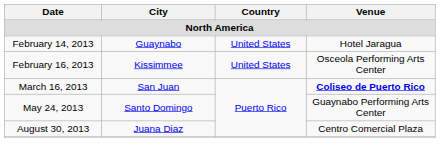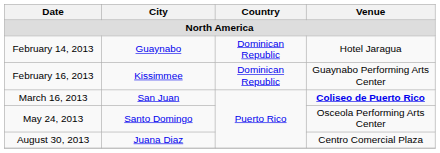(261, 43) United States -> (261, 49) Dominican Republic
(261, 65) United States -> (261, 76) Dominican Republic
(371, 65) Osceola Performing Arts Center -> (371, 76) Guaynabo Performing Arts Center
(371, 107) Guaynabo Performing Arts Center -> (371, 118) Osceola Performing Arts Center
